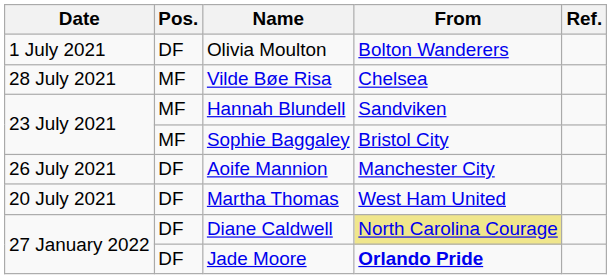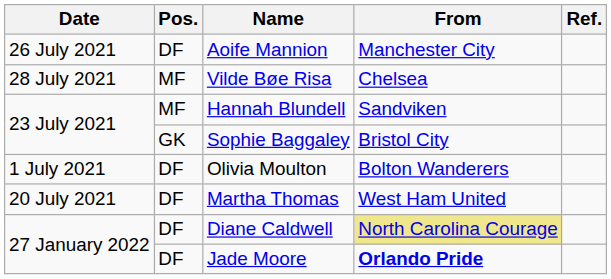rows swapped: (267, 49) <-> (267, 169)
(172, 139) MF -> (172, 139) GK
